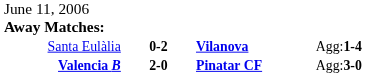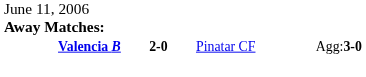- row: (84, 46)
(229, 65) bold -> (226, 46) normal
